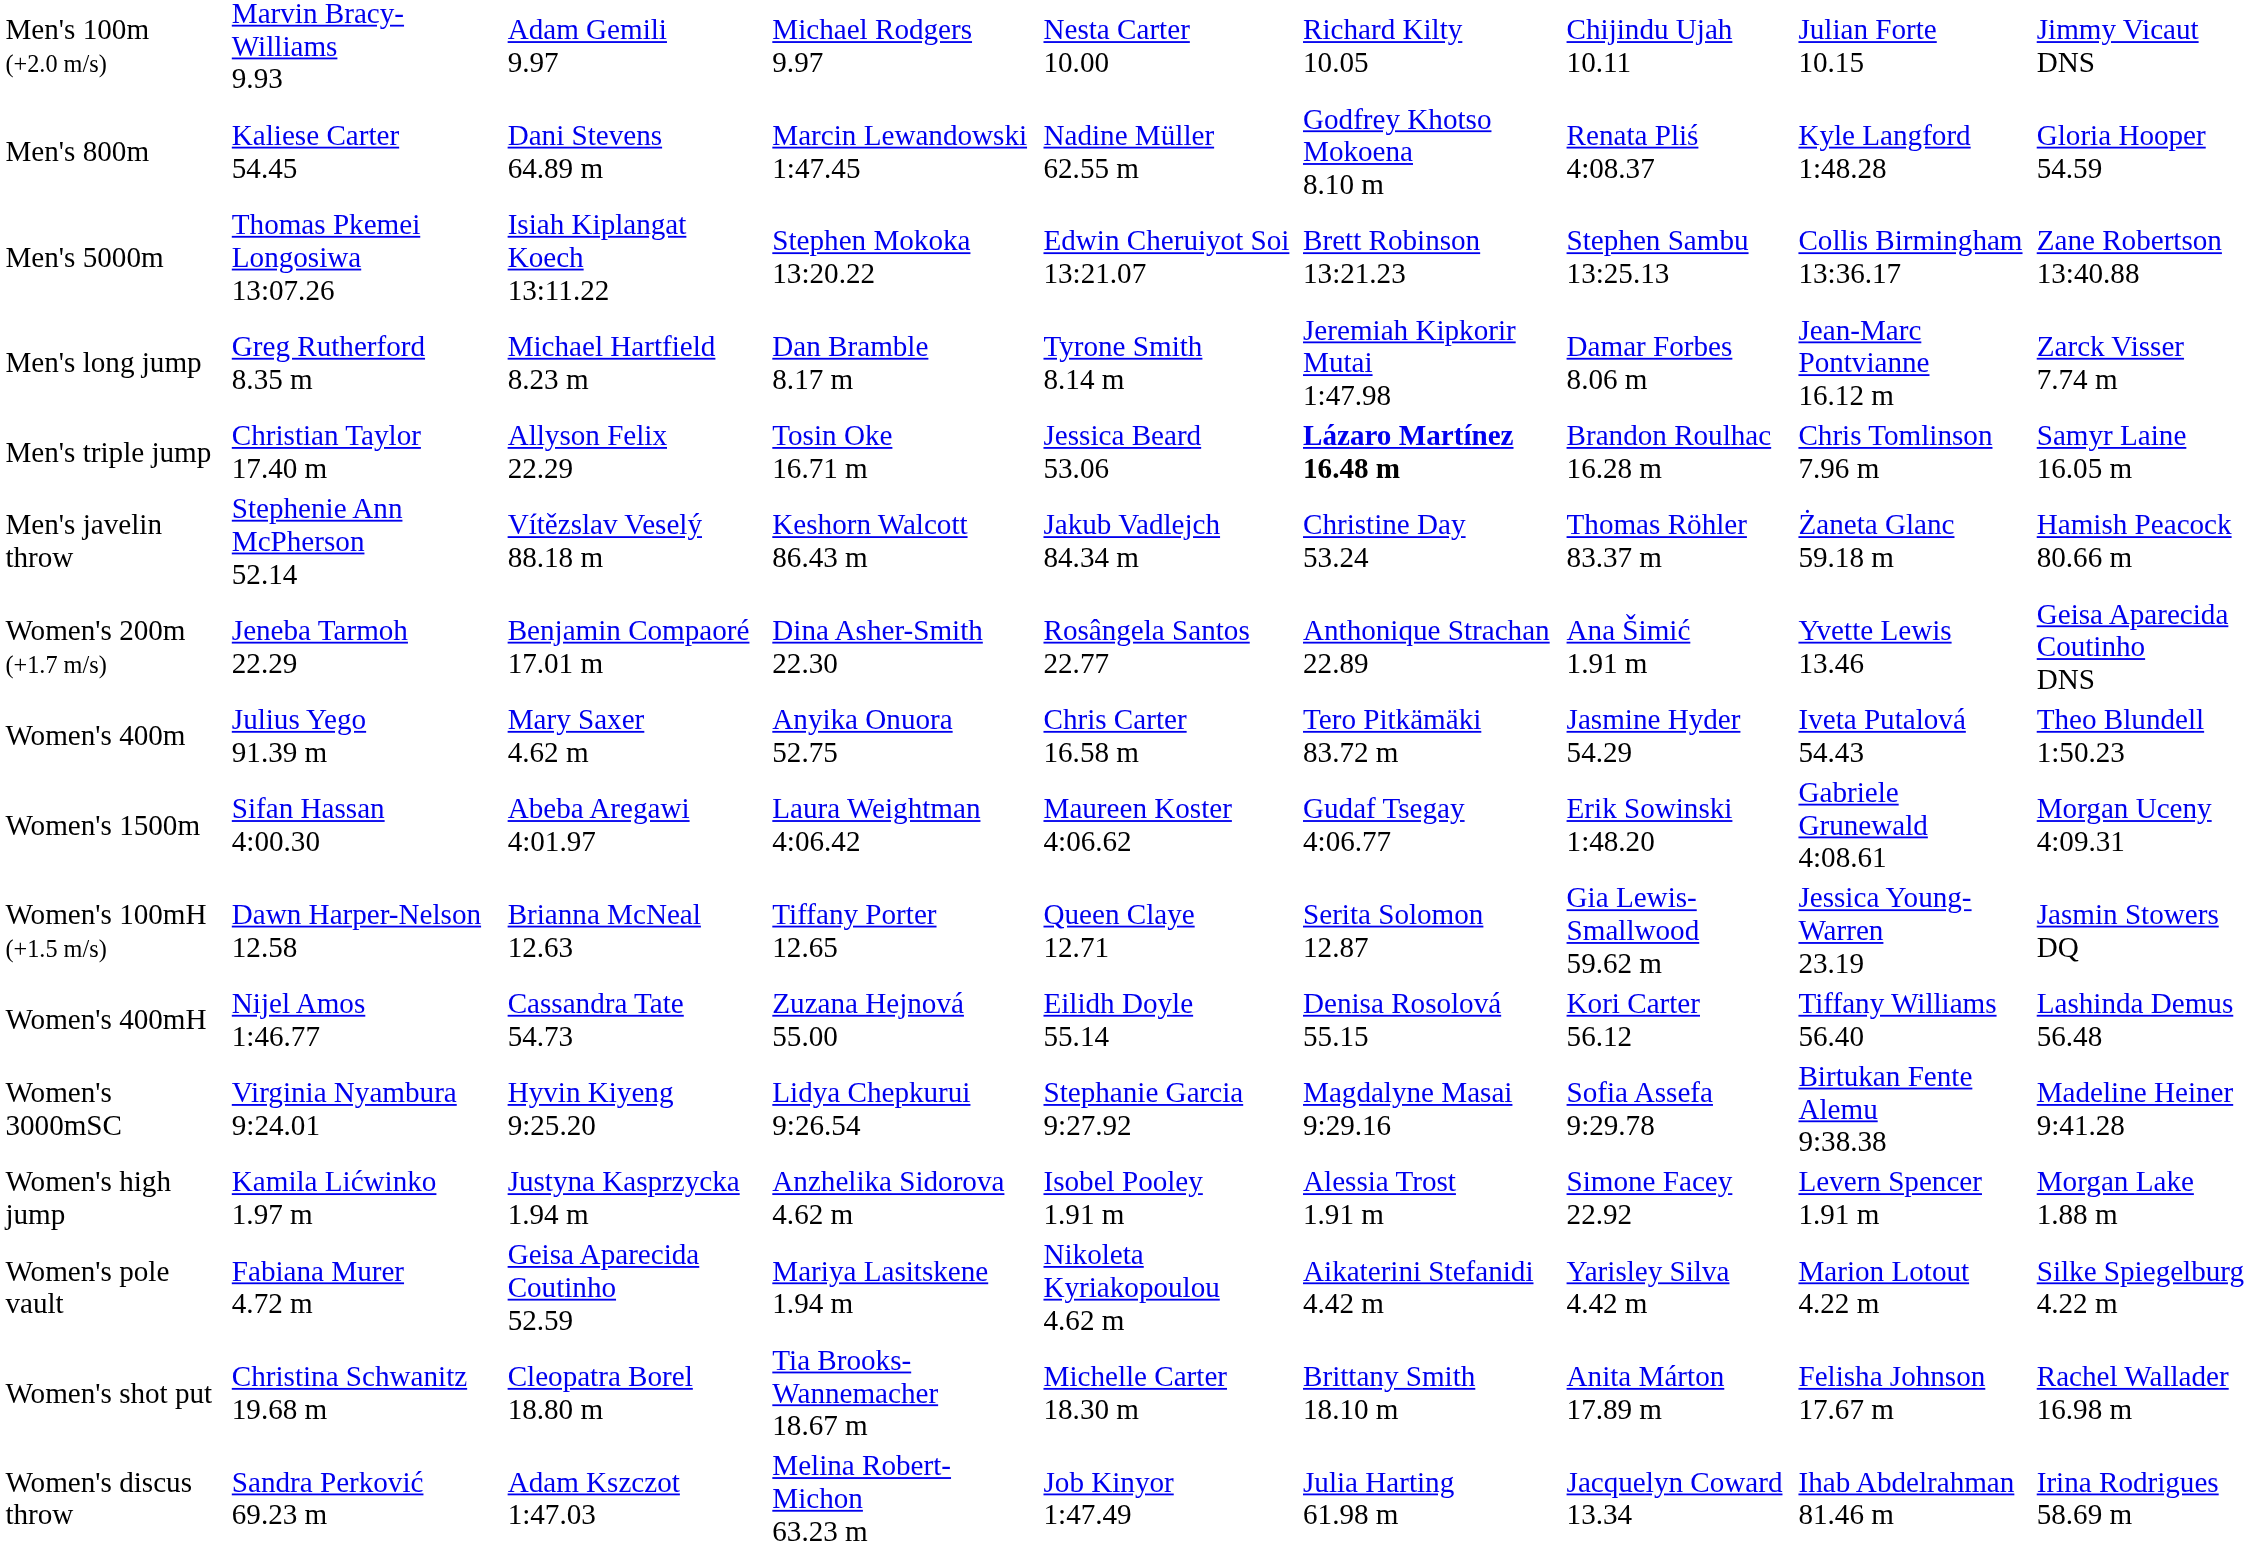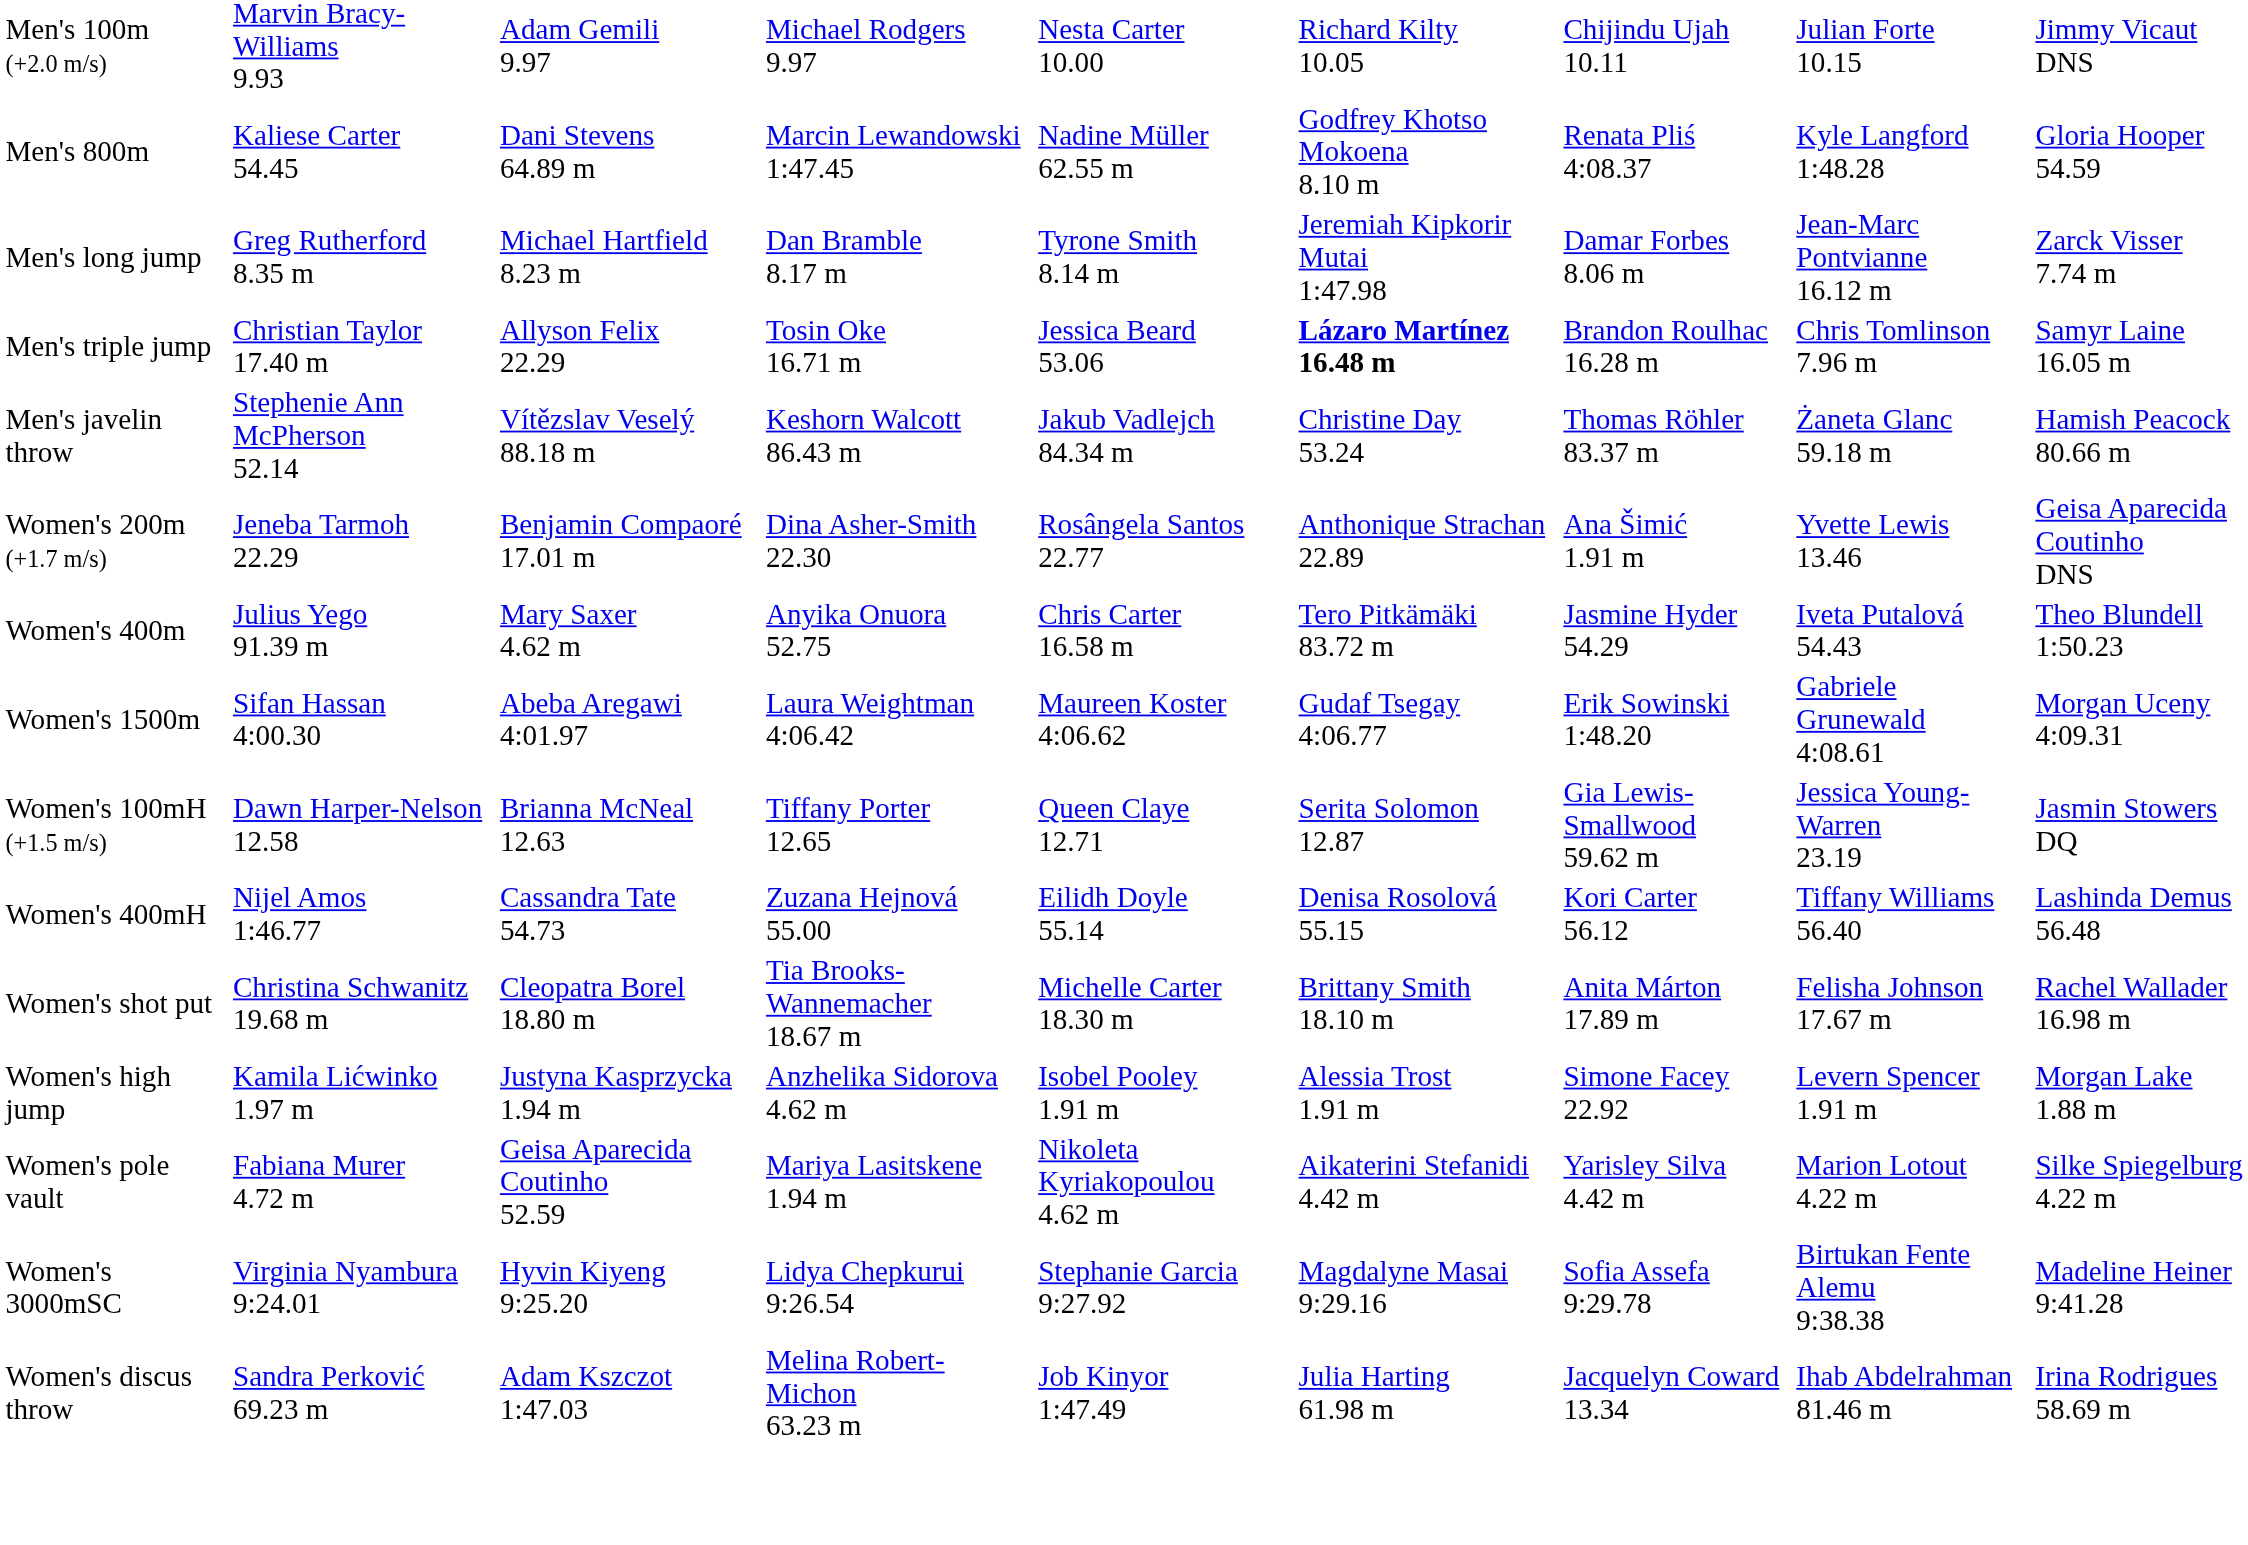- row: (85, 257)
rows swapped: (64, 1109) <-> (109, 1392)
